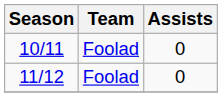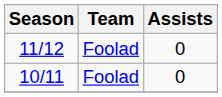rows swapped: (42, 48) <-> (42, 77)
